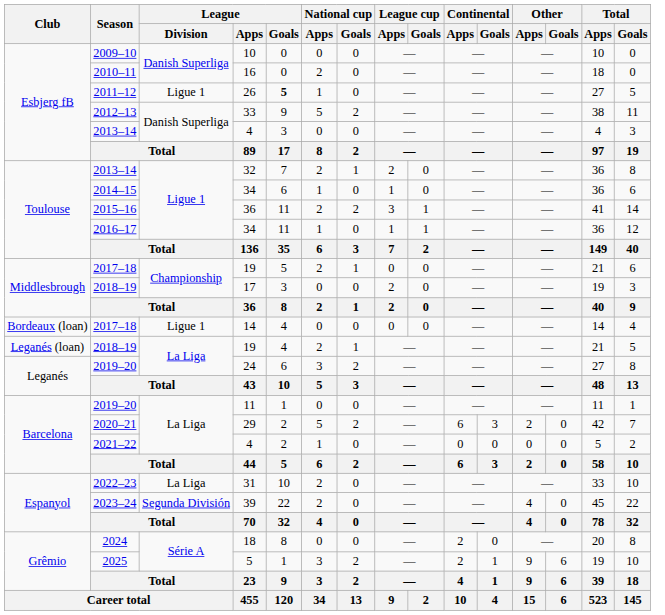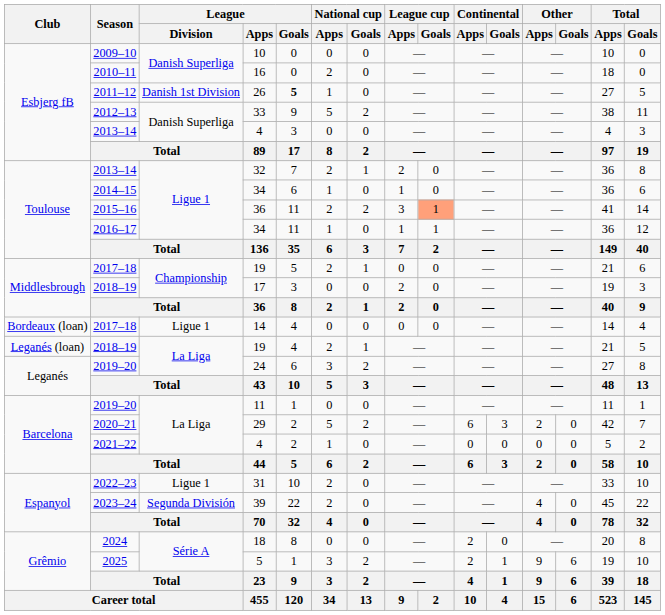(186, 92) Ligue 1 -> (191, 92) Danish 1st Division
(426, 209) no background -> (436, 209) lightsalmon background
(186, 483) La Liga -> (191, 483) Ligue 1
